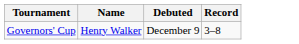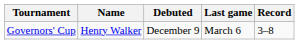+ column: (228, 13)
